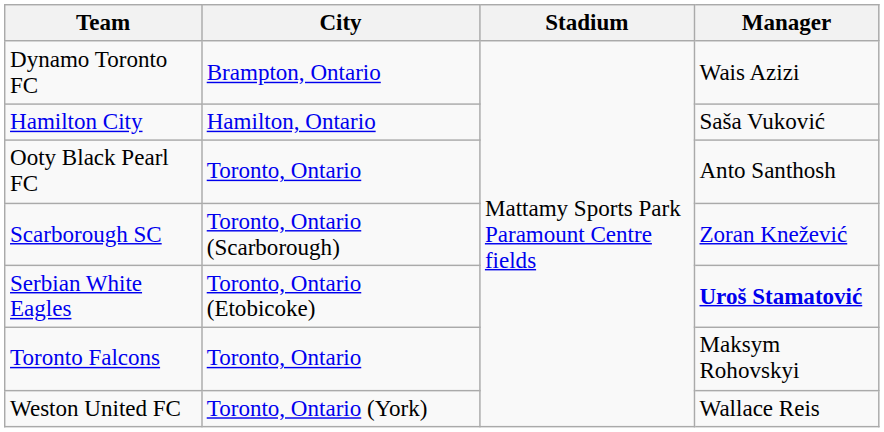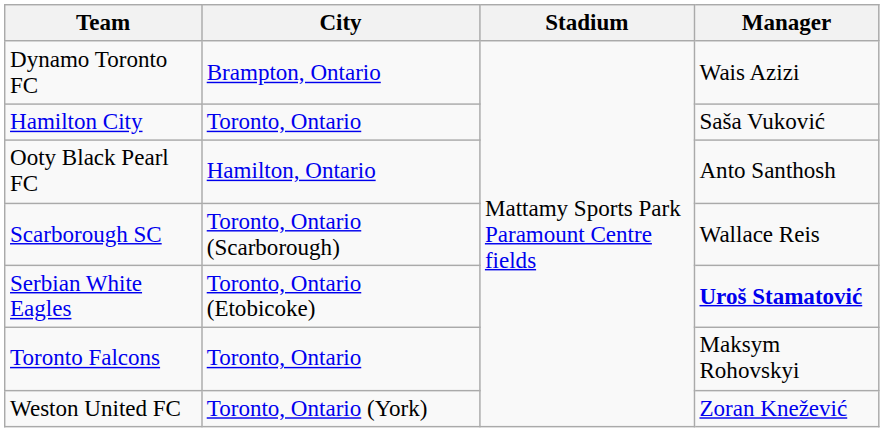(291, 121) Hamilton, Ontario -> (284, 121) Toronto, Ontario
(284, 171) Toronto, Ontario -> (291, 171) Hamilton, Ontario
(773, 233) Zoran Knežević -> (760, 233) Wallace Reis
(760, 408) Wallace Reis -> (773, 408) Zoran Knežević
